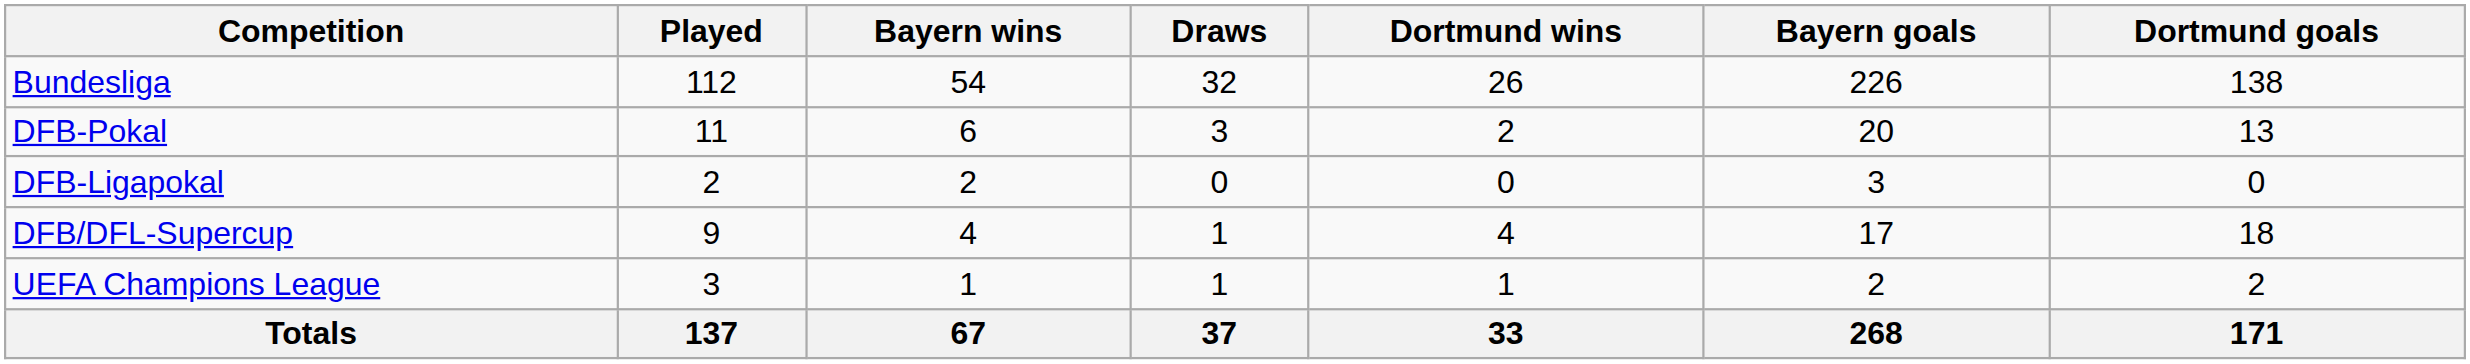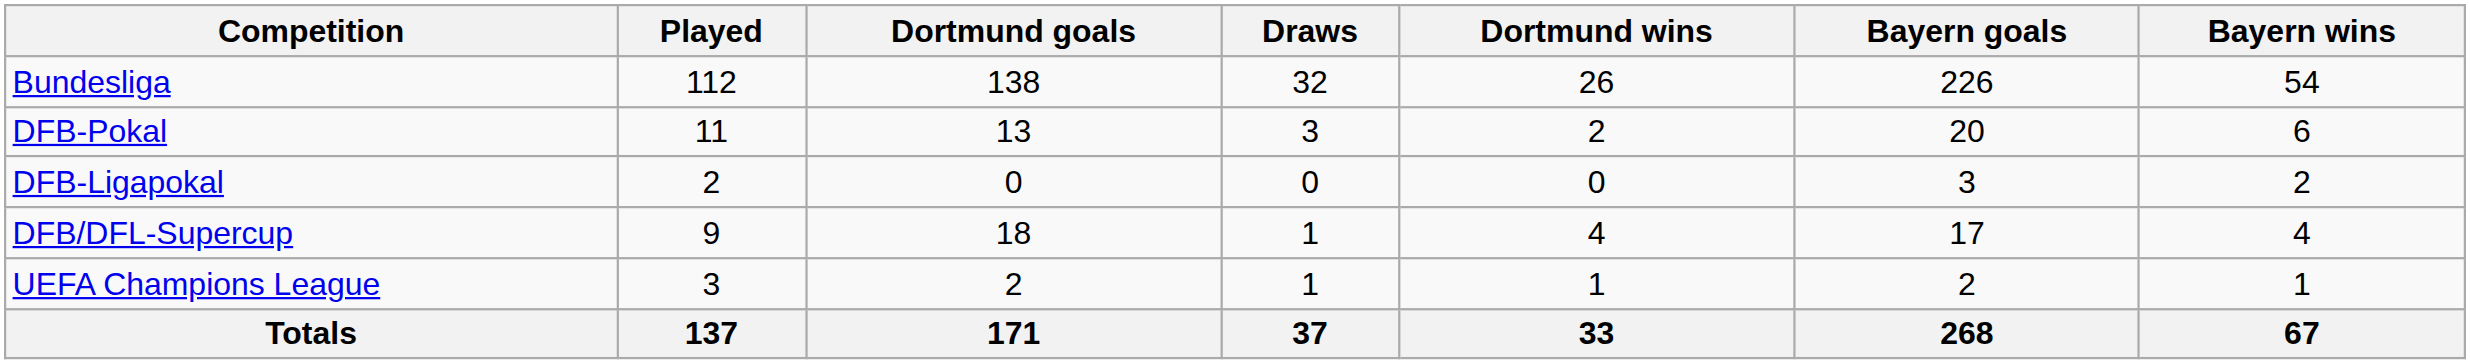columns swapped: (968, 31) <-> (2257, 31)
